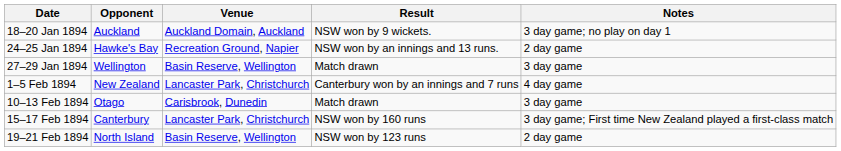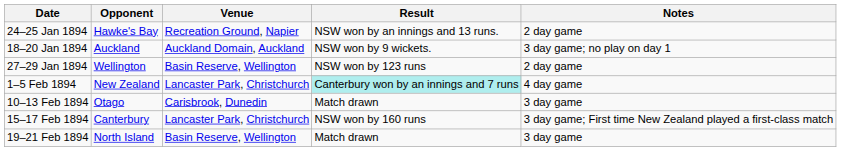rows swapped: (47, 31) <-> (47, 48)
(346, 66) Match drawn -> (370, 66) NSW won by 123 runs
(553, 66) 3 day game -> (553, 66) 2 day game
(417, 84) no background -> (417, 84) paleturquoise background
(370, 137) NSW won by 123 runs -> (346, 137) Match drawn
(553, 137) 2 day game -> (553, 137) 3 day game
